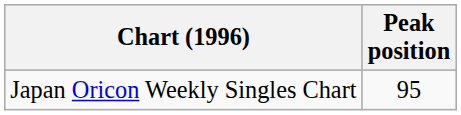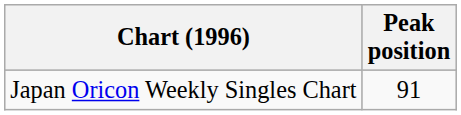(409, 89) 95 -> (409, 89) 91
